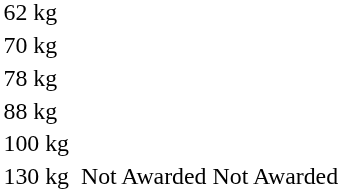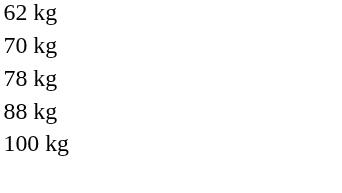- row: (36, 176)
